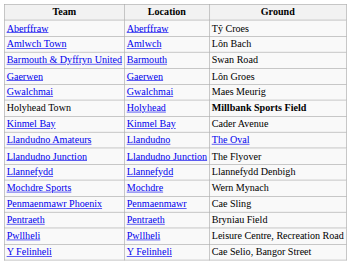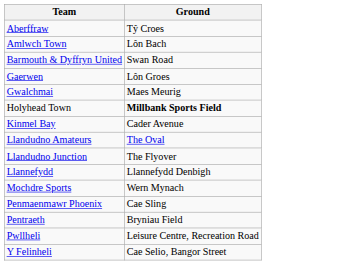- column: (167, 12)
